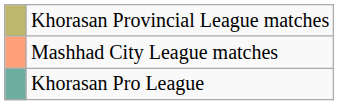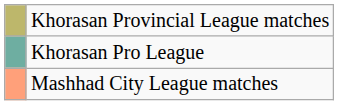rows swapped: (118, 83) <-> (155, 52)
